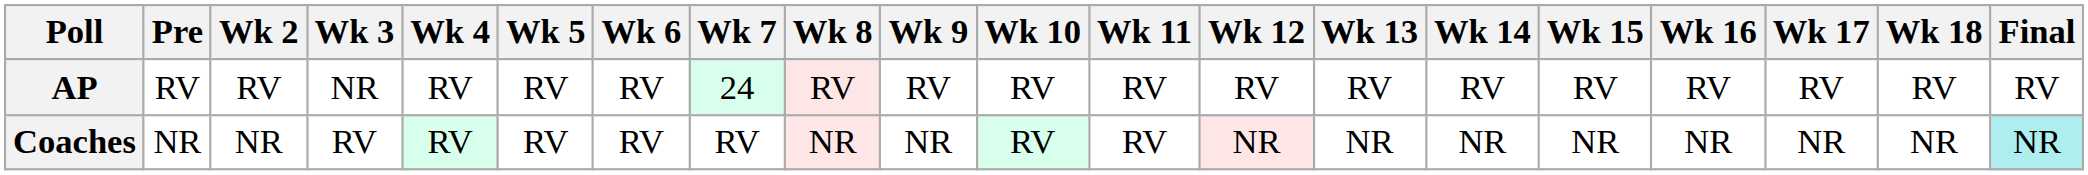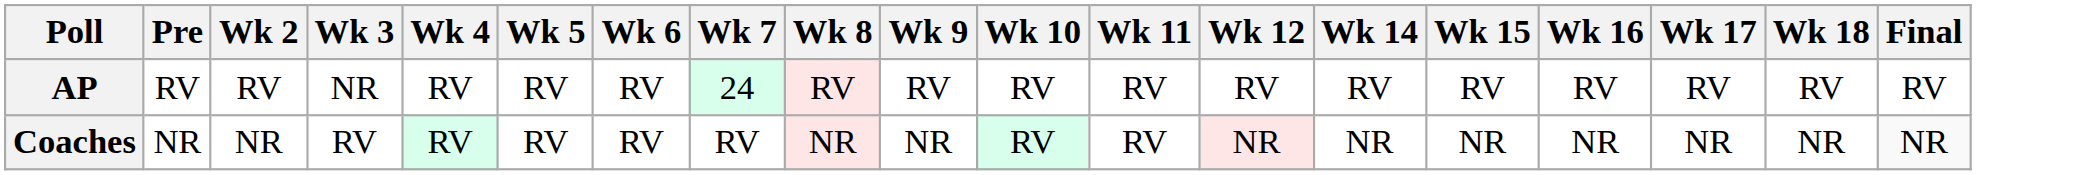- column: (1369, 31)
(2037, 141) paleturquoise background -> (1924, 141) no background
